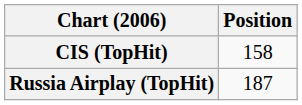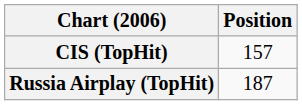(258, 52) 158 -> (258, 52) 157
